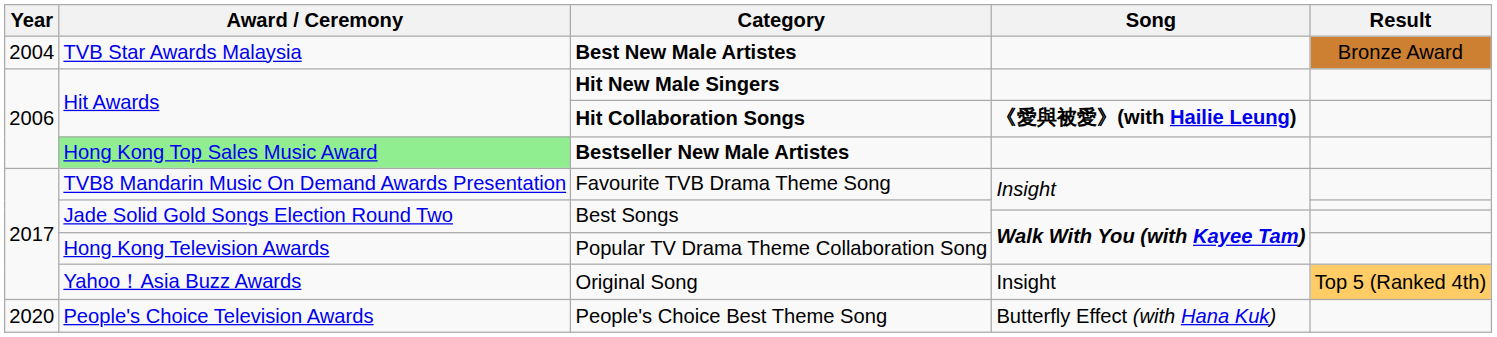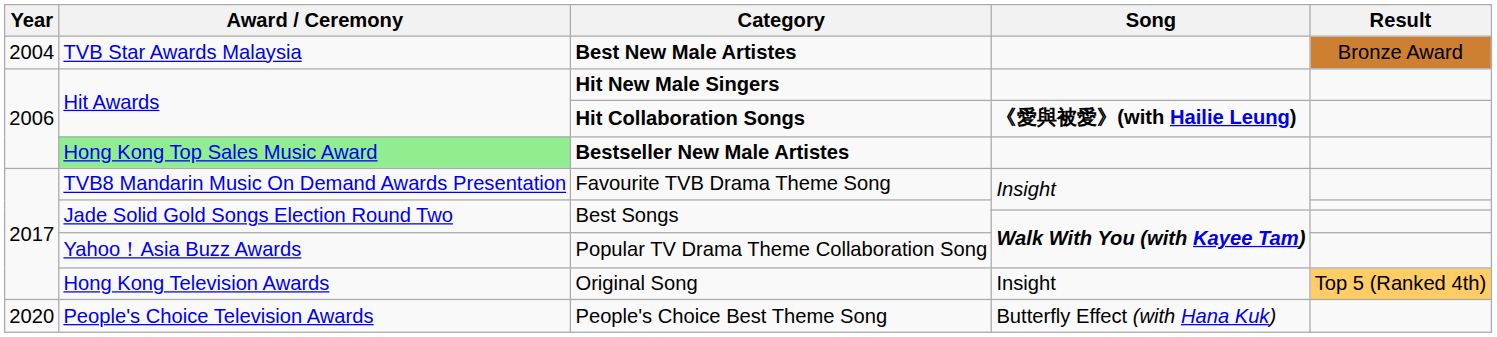(196, 248) Hong Kong Television Awards -> (182, 249) Yahoo！Asia Buzz Awards
(182, 281) Yahoo！Asia Buzz Awards -> (196, 283) Hong Kong Television Awards
